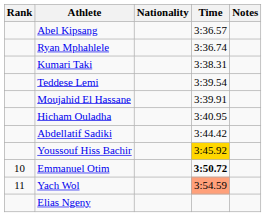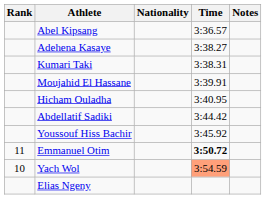- row: (73, 47)
+ row: (74, 47)
- row: (68, 82)
(210, 151) gold background -> (210, 133) no background
(20, 168) 10 -> (20, 151) 11
(20, 185) 11 -> (20, 168) 10
